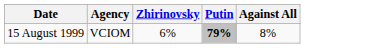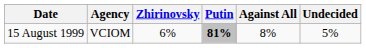+ column: (330, 14)
(219, 33) 79% -> (219, 33) 81%
